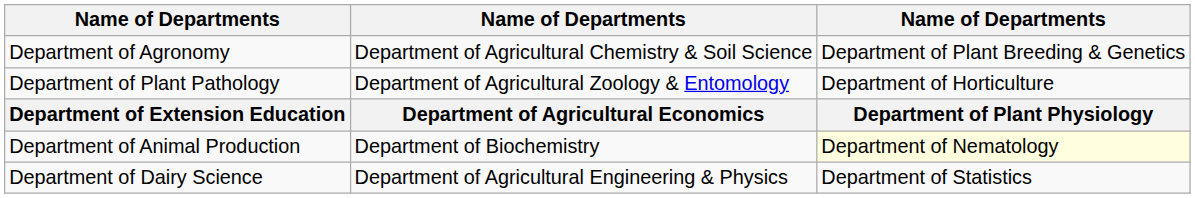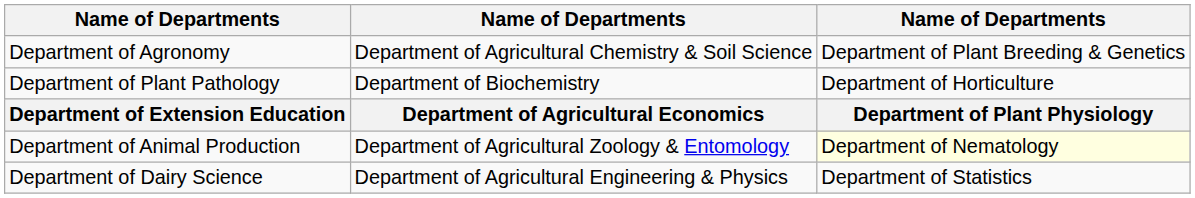(572, 83) Department of Agricultural Zoology & Entomology -> (477, 83) Department of Biochemistry
(477, 146) Department of Biochemistry -> (572, 146) Department of Agricultural Zoology & Entomology
